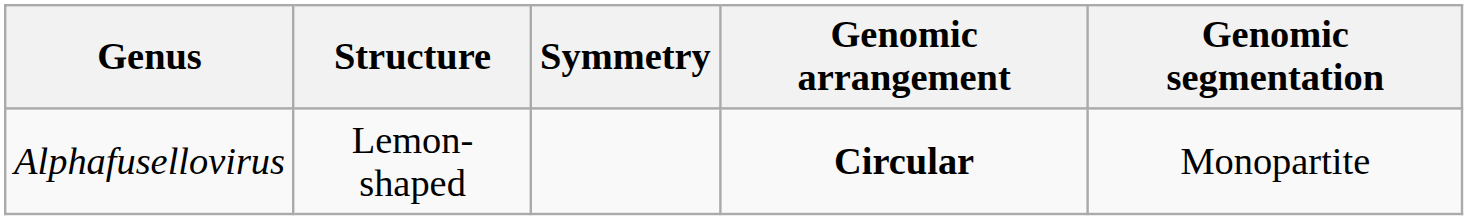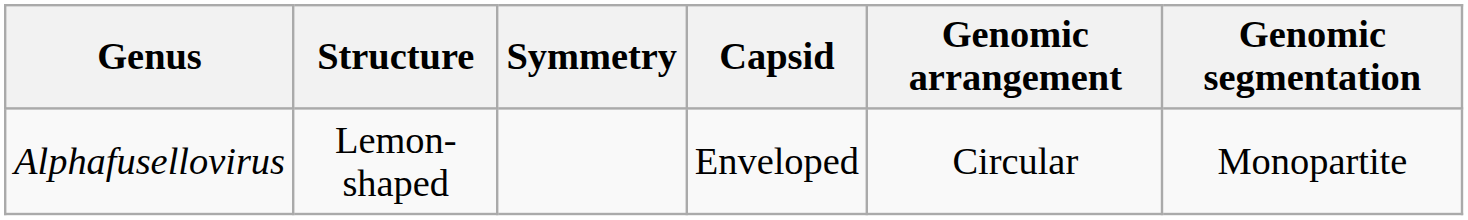+ column: (777, 56)
(904, 160) bold -> (1015, 160) normal
